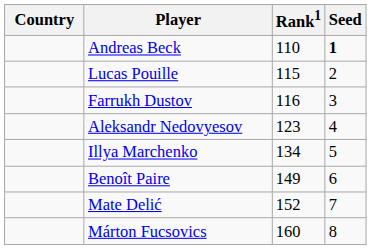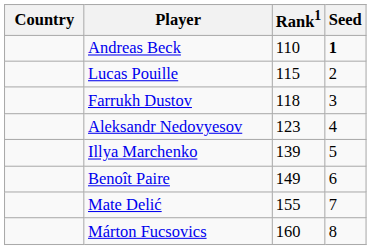(288, 100) 116 -> (288, 100) 118
(288, 152) 134 -> (288, 152) 139
(288, 204) 152 -> (288, 204) 155
